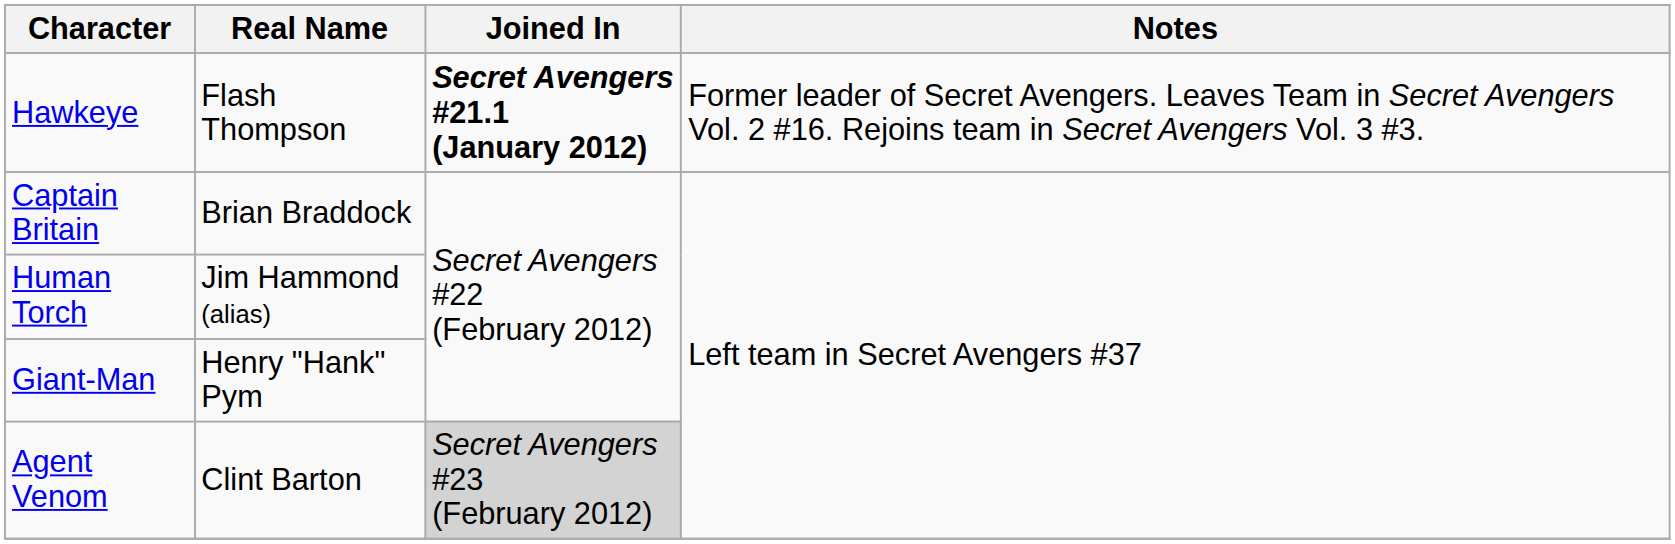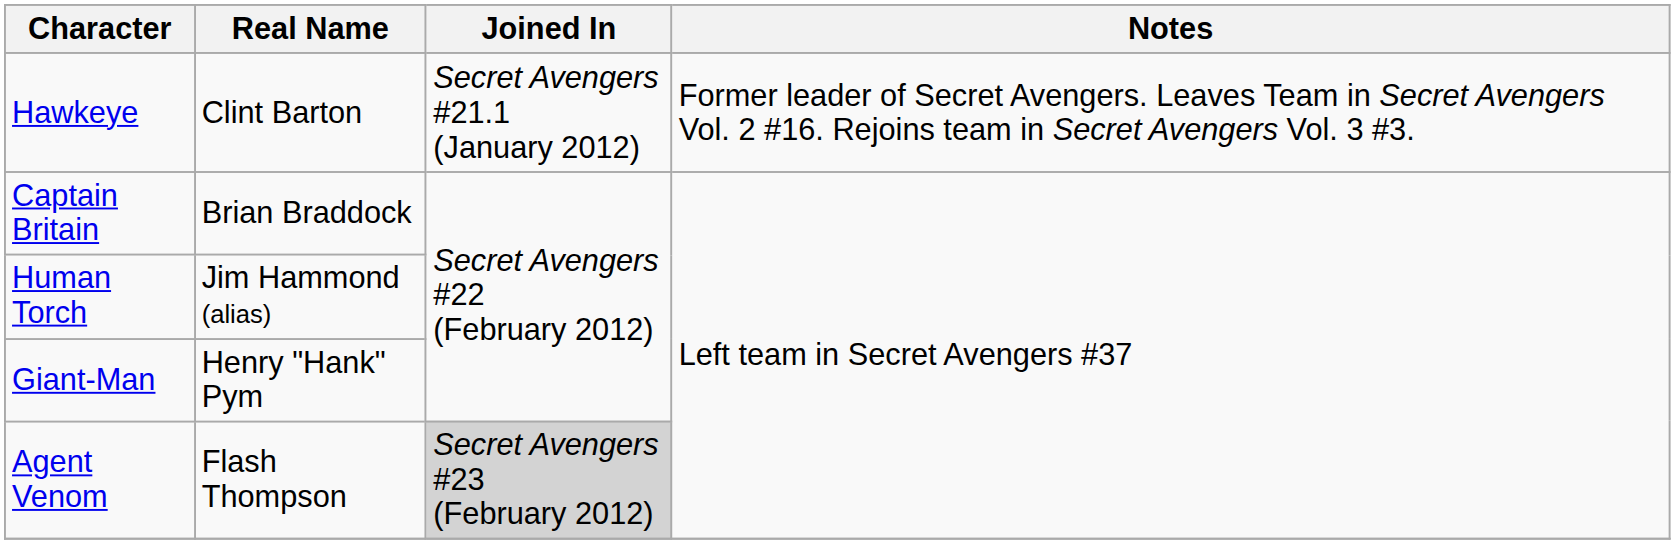(274, 112) Flash Thompson -> (282, 112) Clint Barton
(553, 112) bold -> (546, 112) normal
(282, 479) Clint Barton -> (274, 479) Flash Thompson
